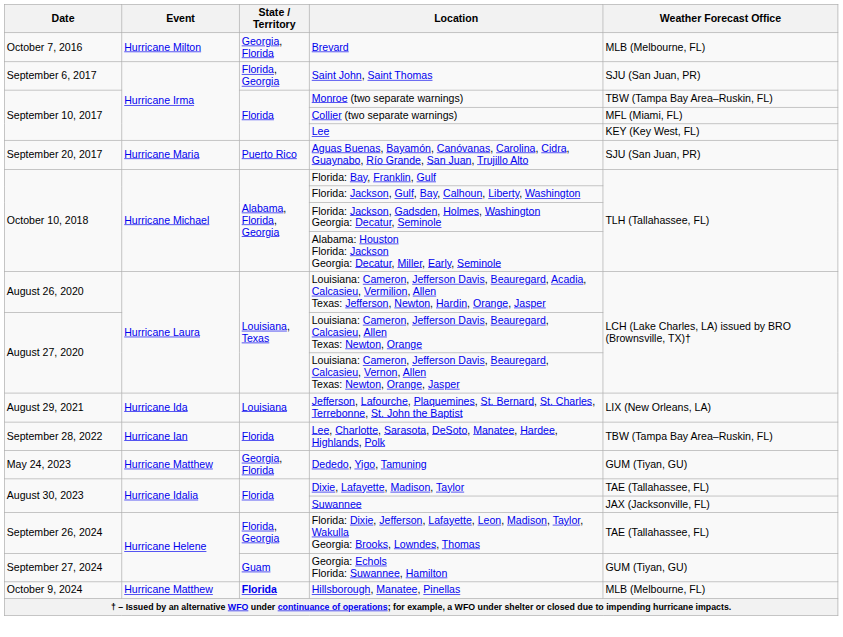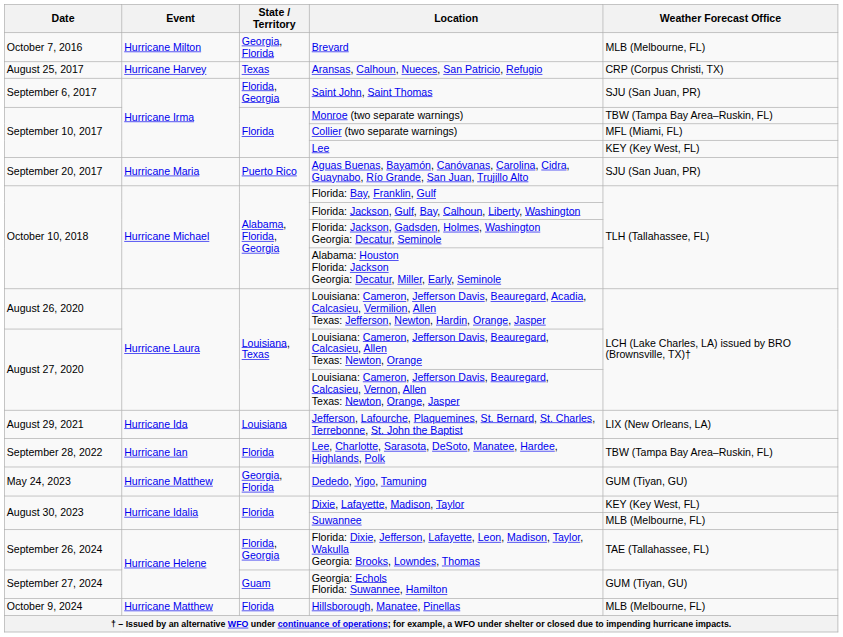+ row: (427, 70)
(657, 487) TAE (Tallahassee, FL) -> (652, 504) KEY (Key West, FL)
(658, 504) JAX (Jacksonville, FL) -> (655, 521) MLB (Melbourne, FL)
(259, 590) bold -> (258, 607) normal
